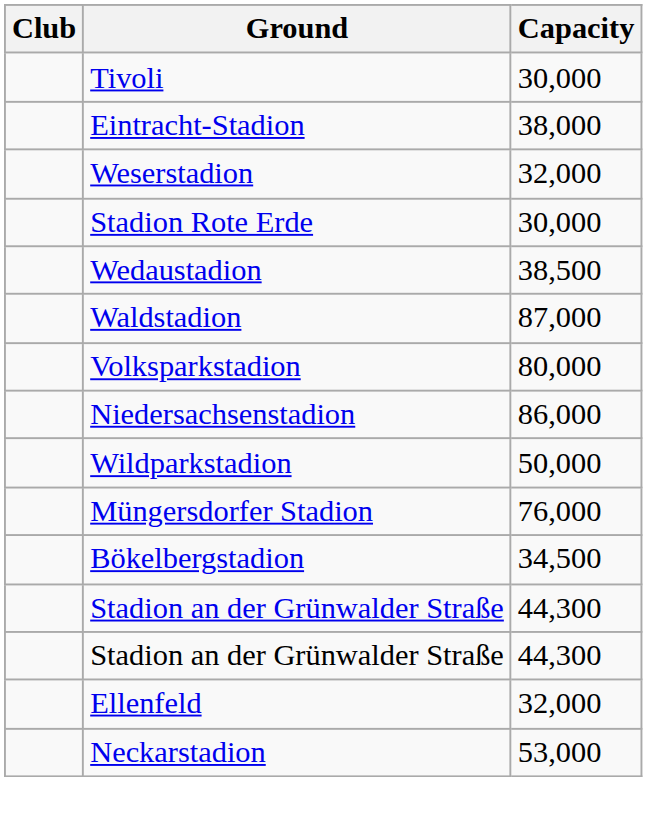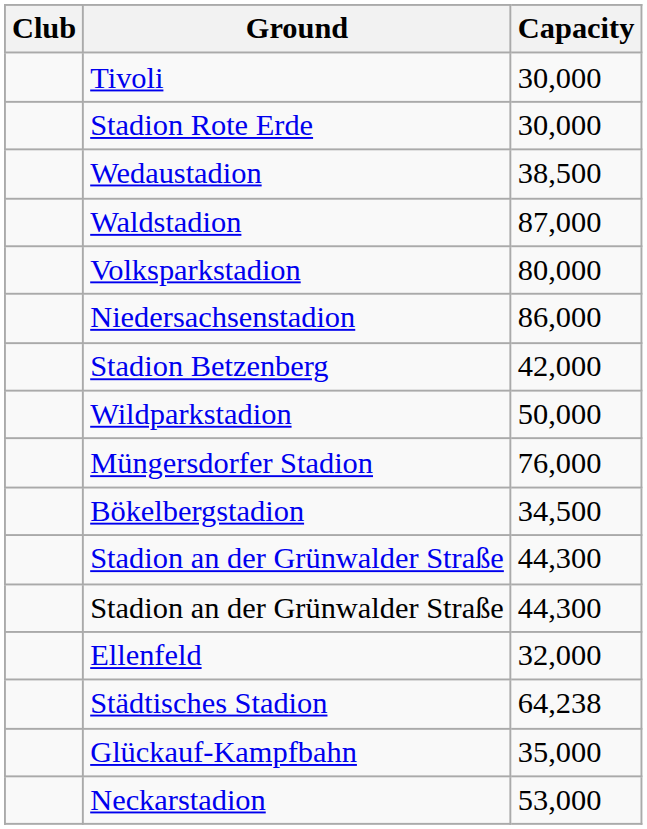- row: (197, 125)
- row: (172, 173)
+ row: (209, 366)
+ row: (209, 703)
+ row: (224, 751)
